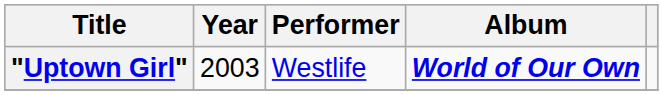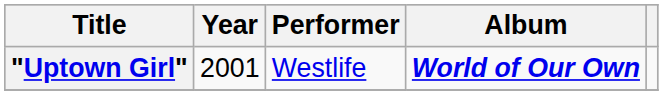(230, 68) 2003 -> (230, 68) 2001
